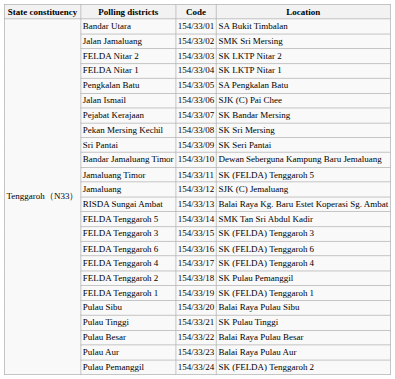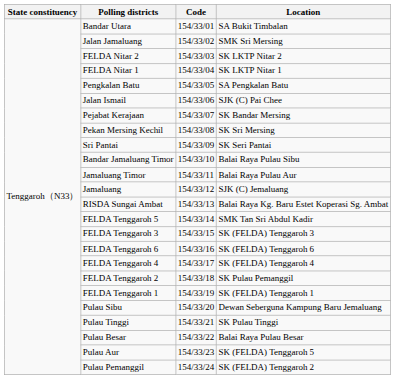(300, 159) Dewan Seberguna Kampung Baru Jemaluang -> (259, 159) Balai Raya Pulau Sibu
(266, 174) SK (FELDA) Tenggaroh 5 -> (257, 174) Balai Raya Pulau Aur
(259, 307) Balai Raya Pulau Sibu -> (300, 307) Dewan Seberguna Kampung Baru Jemaluang
(257, 352) Balai Raya Pulau Aur -> (266, 352) SK (FELDA) Tenggaroh 5
